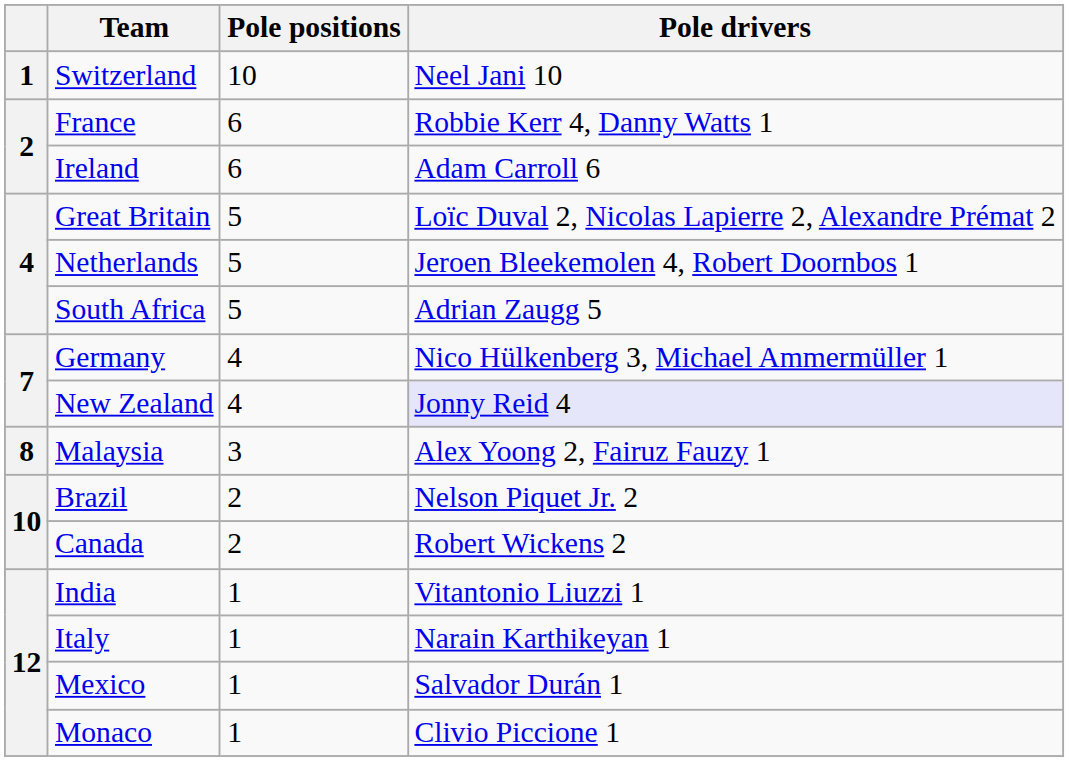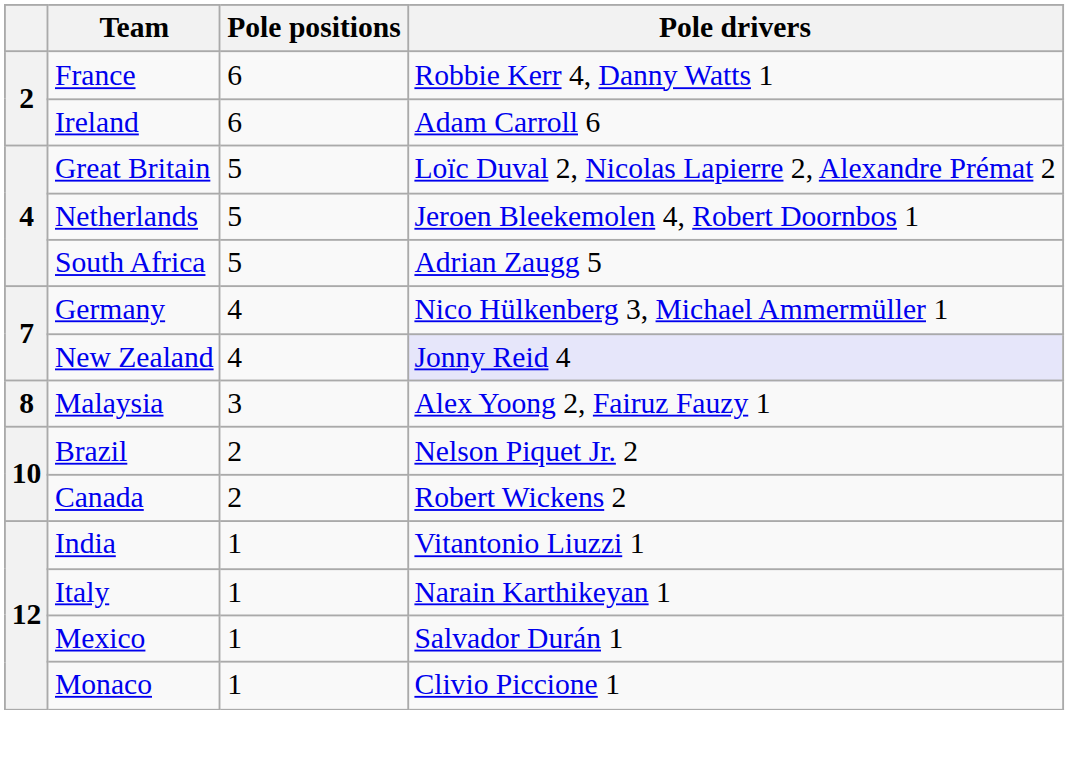- row: (126, 74)
